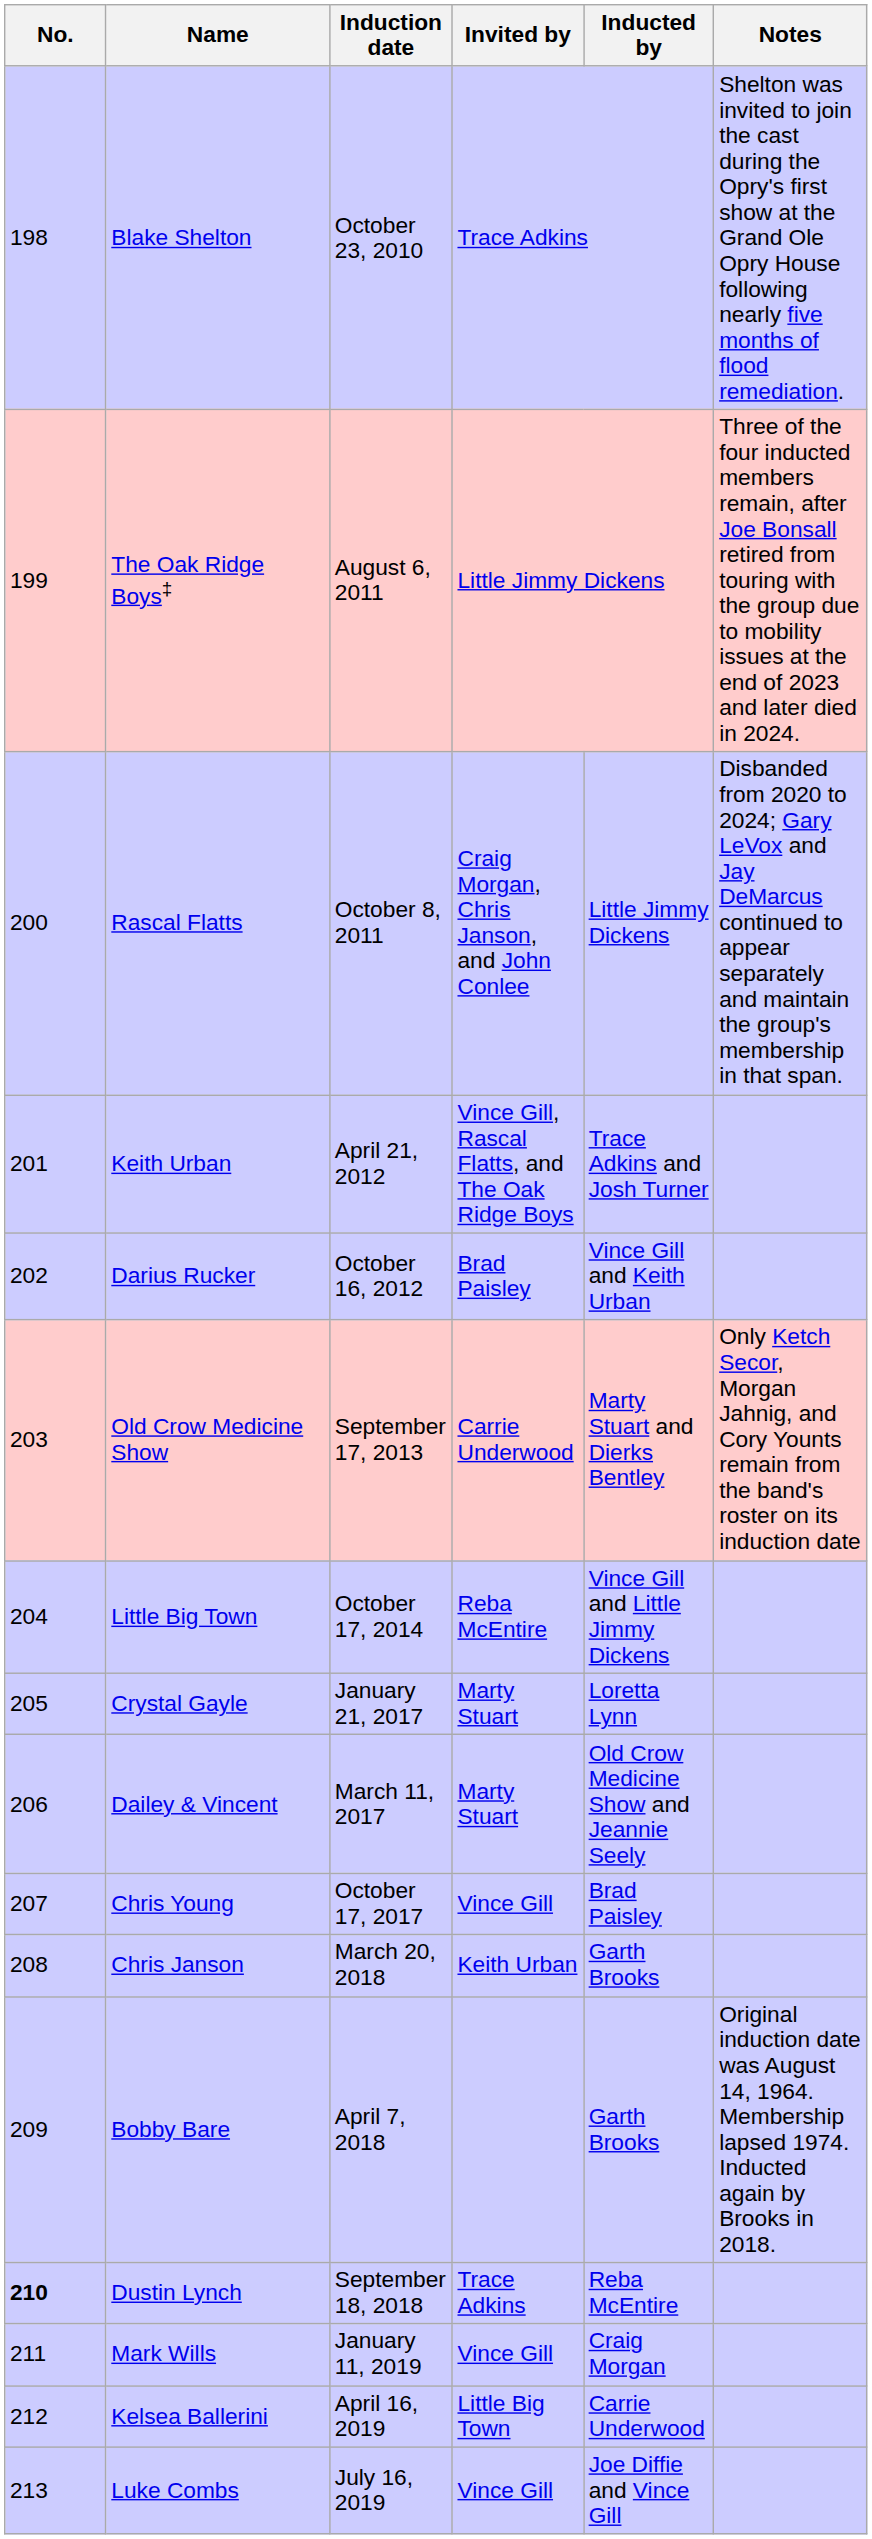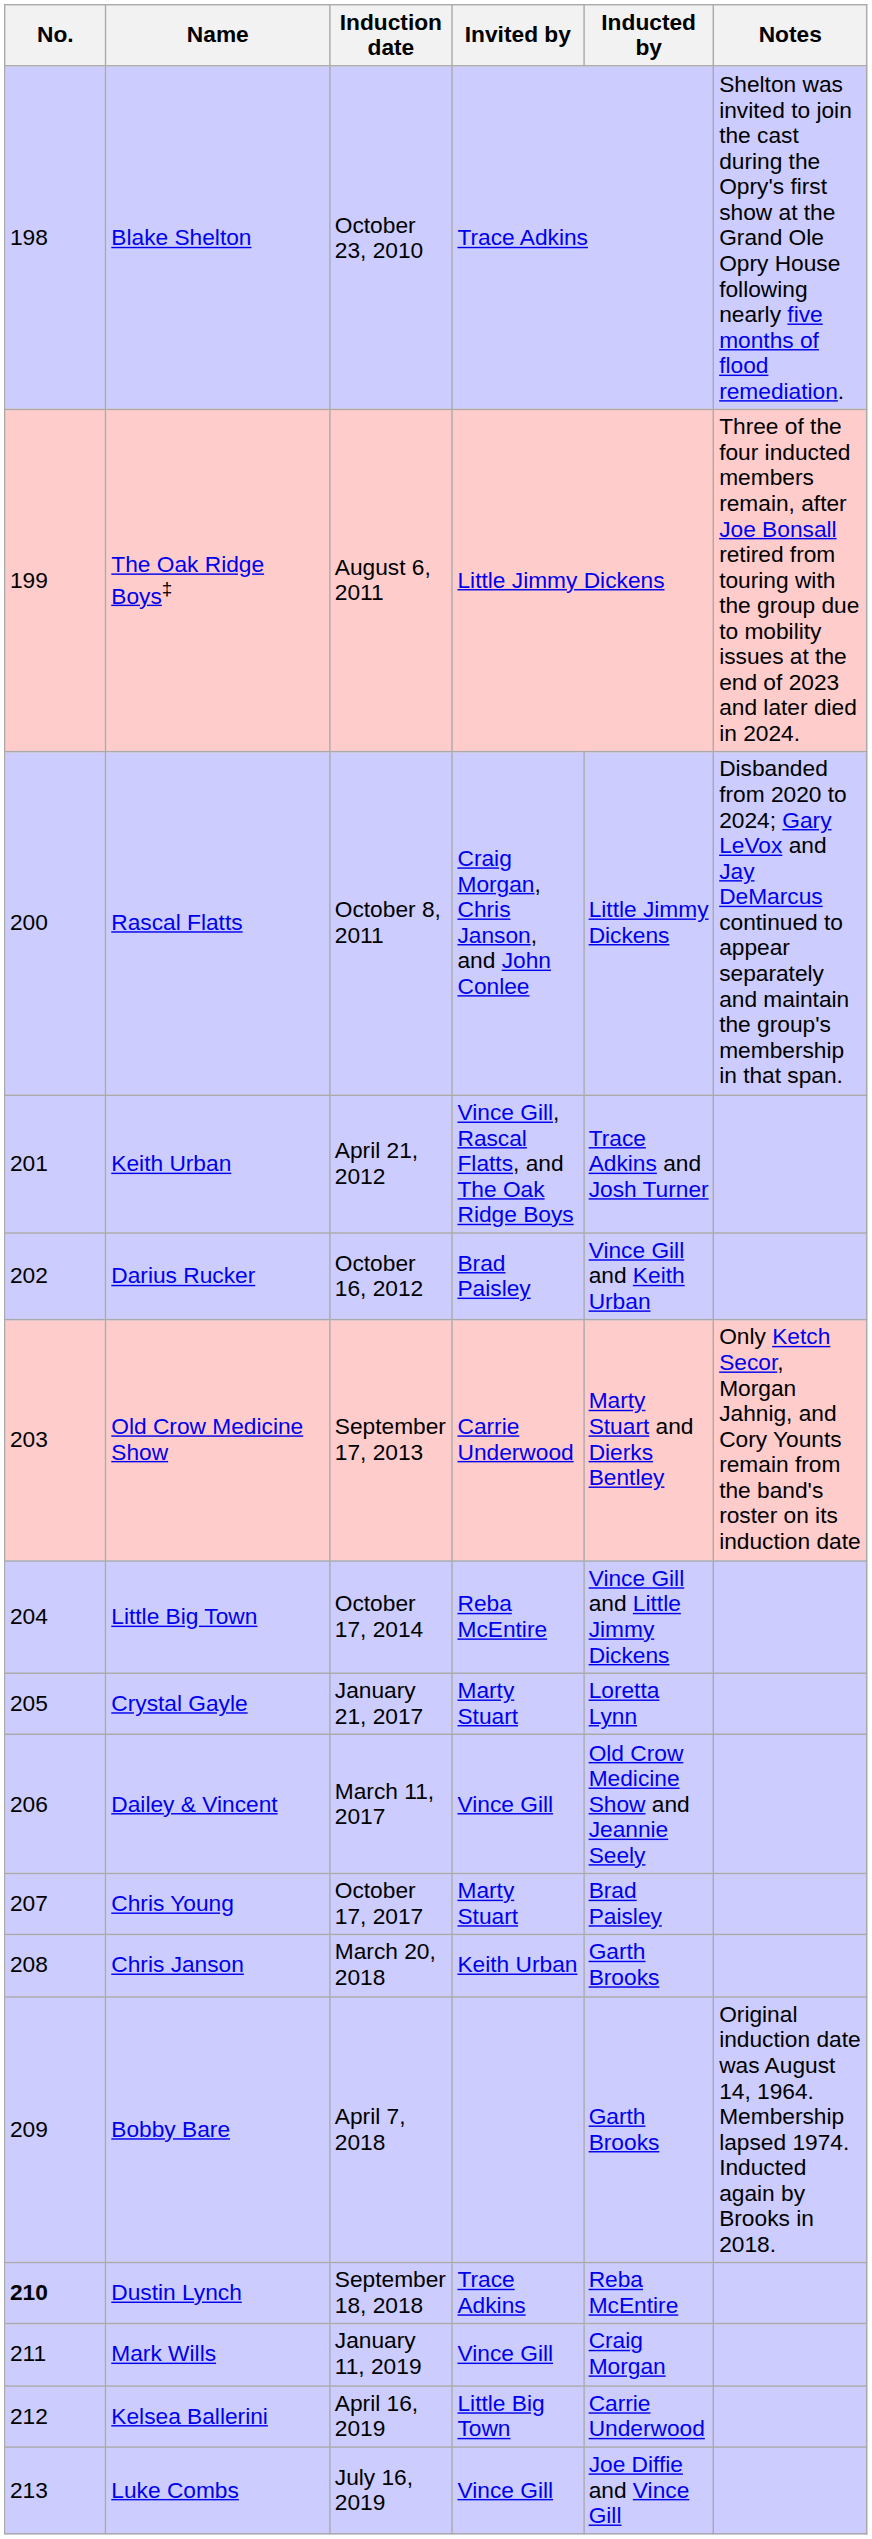(488, 1803) Marty Stuart -> (505, 1803) Vince Gill
(505, 1903) Vince Gill -> (488, 1903) Marty Stuart
